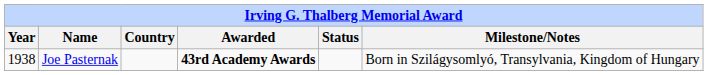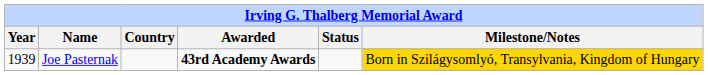(22, 59) 1938 -> (22, 59) 1939
(532, 59) no background -> (532, 59) gold background
